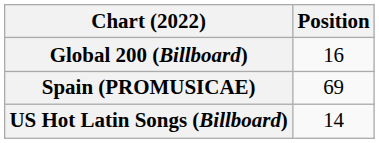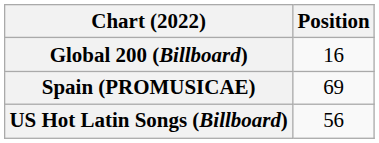(334, 120) 14 -> (334, 120) 56
